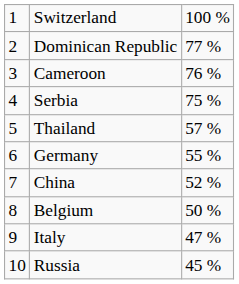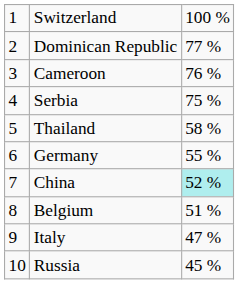(203, 127) 57 % -> (203, 127) 58 %
(203, 182) no background -> (203, 182) paleturquoise background
(203, 210) 50 % -> (203, 210) 51 %
